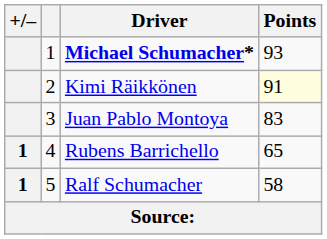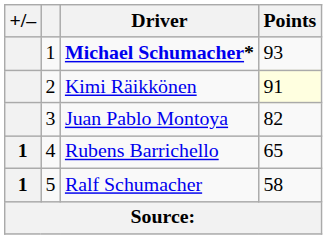(273, 118) 83 -> (273, 118) 82
